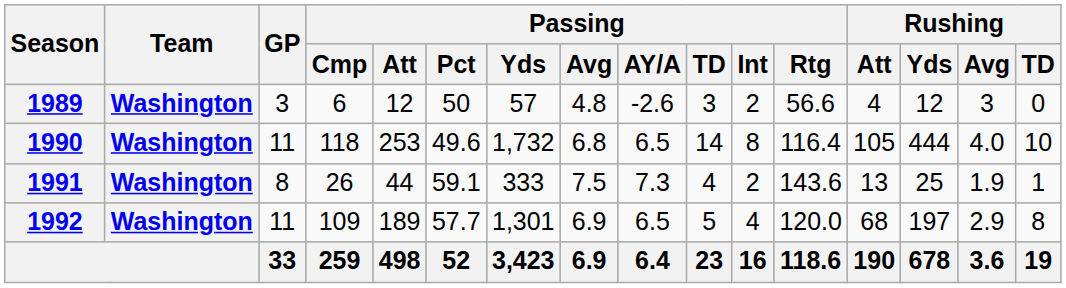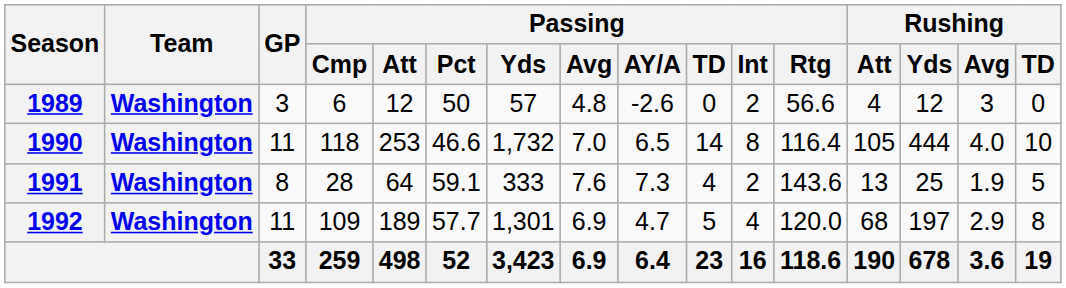(709, 103) 3 -> (709, 103) 0
(456, 143) 49.6 -> (456, 143) 46.6
(589, 143) 6.8 -> (589, 143) 7.0
(340, 182) 26 -> (340, 182) 28
(400, 182) 44 -> (400, 182) 64
(589, 182) 7.5 -> (589, 182) 7.6
(1038, 182) 1 -> (1038, 182) 5
(652, 222) 6.5 -> (652, 222) 4.7
